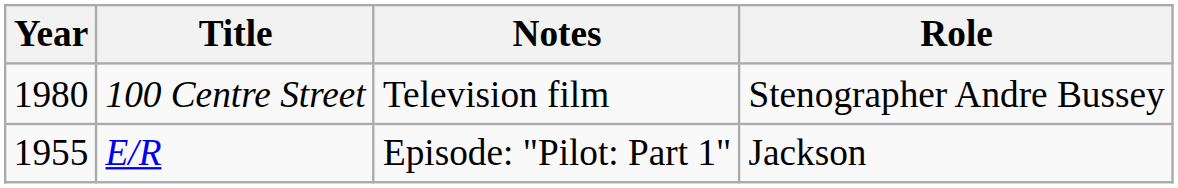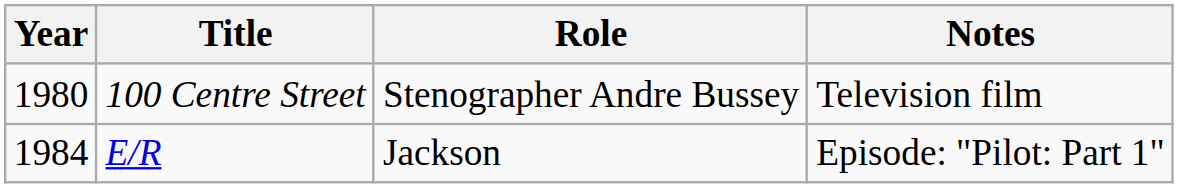columns swapped: (957, 34) <-> (557, 34)
(51, 152) 1955 -> (51, 152) 1984
